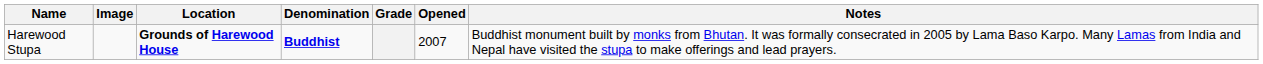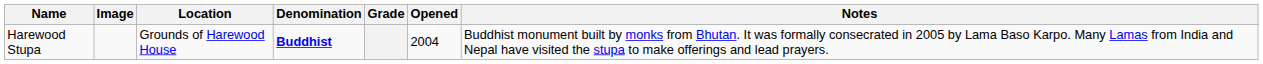(206, 42) bold -> (202, 42) normal
(432, 42) 2007 -> (425, 42) 2004
